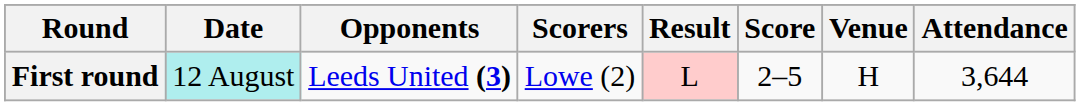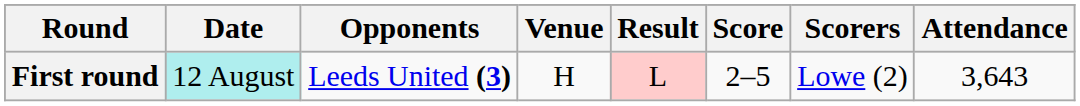columns swapped: (868, 28) <-> (580, 28)
(995, 75) 3,644 -> (995, 75) 3,643
